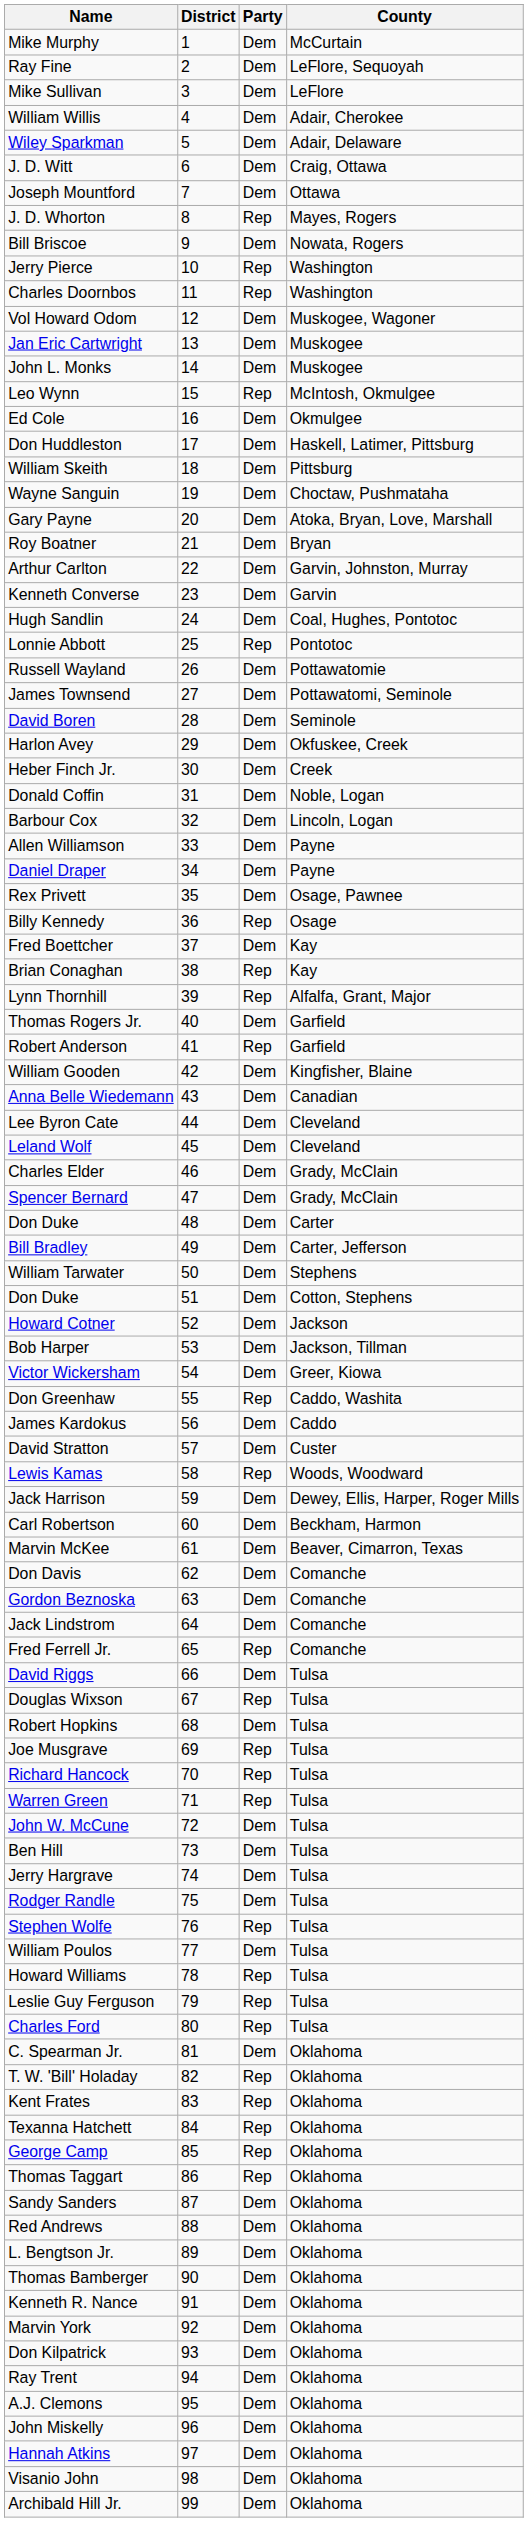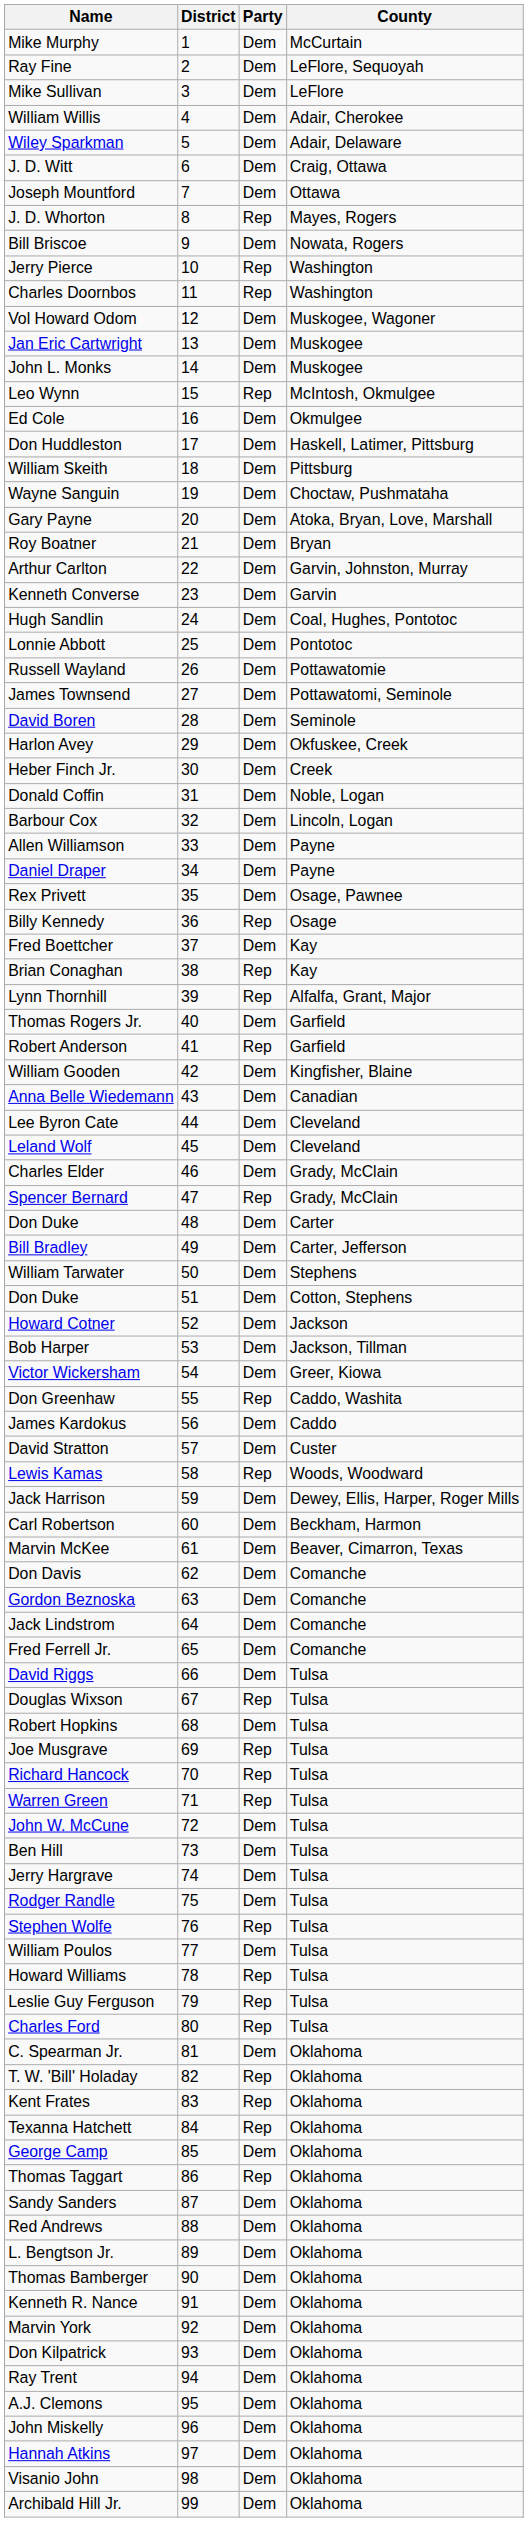(257, 645) Rep -> (260, 645) Dem
(260, 1197) Dem -> (257, 1197) Rep
(257, 1649) Rep -> (260, 1649) Dem
(257, 2152) Rep -> (260, 2152) Dem
